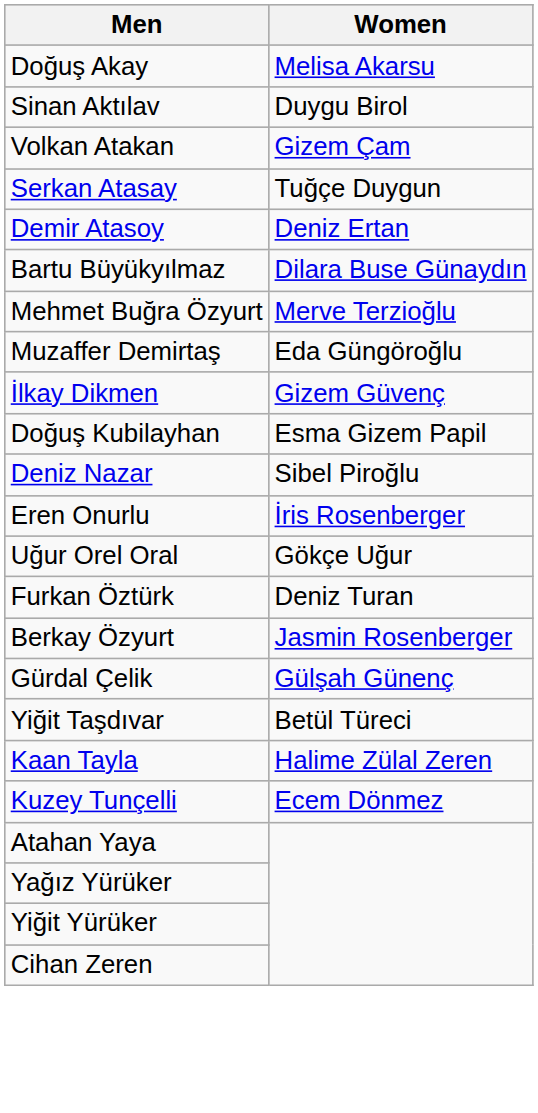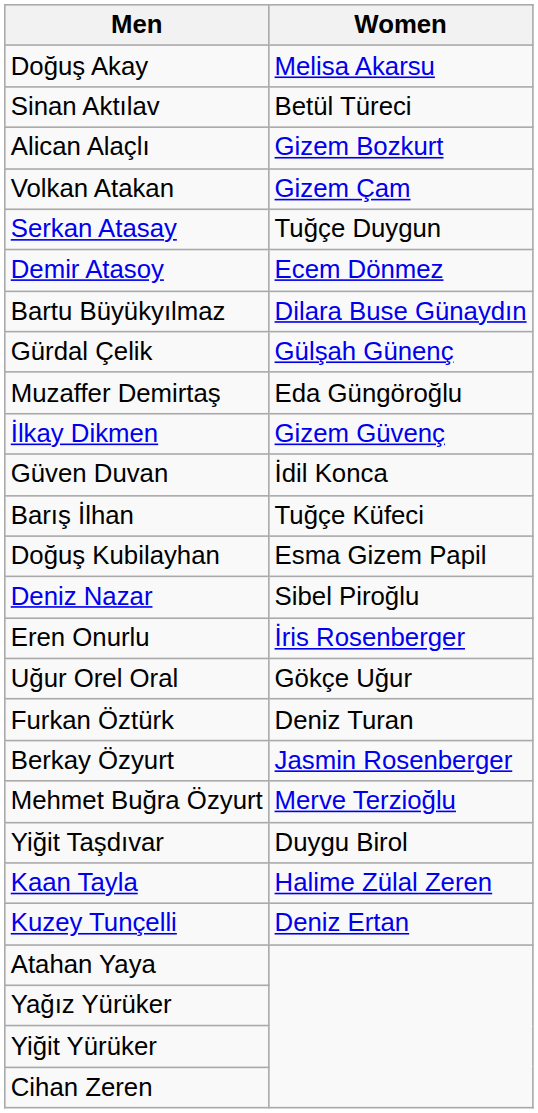(341, 106) Duygu Birol -> (343, 106) Betül Türeci
+ row: (80, 147)
(342, 229) Deniz Ertan -> (359, 270) Ecem Dönmez
rows swapped: (82, 678) <-> (137, 310)
+ row: (90, 474)
+ row: (72, 515)
(343, 719) Betül Türeci -> (341, 842) Duygu Birol
(359, 801) Ecem Dönmez -> (342, 923) Deniz Ertan
